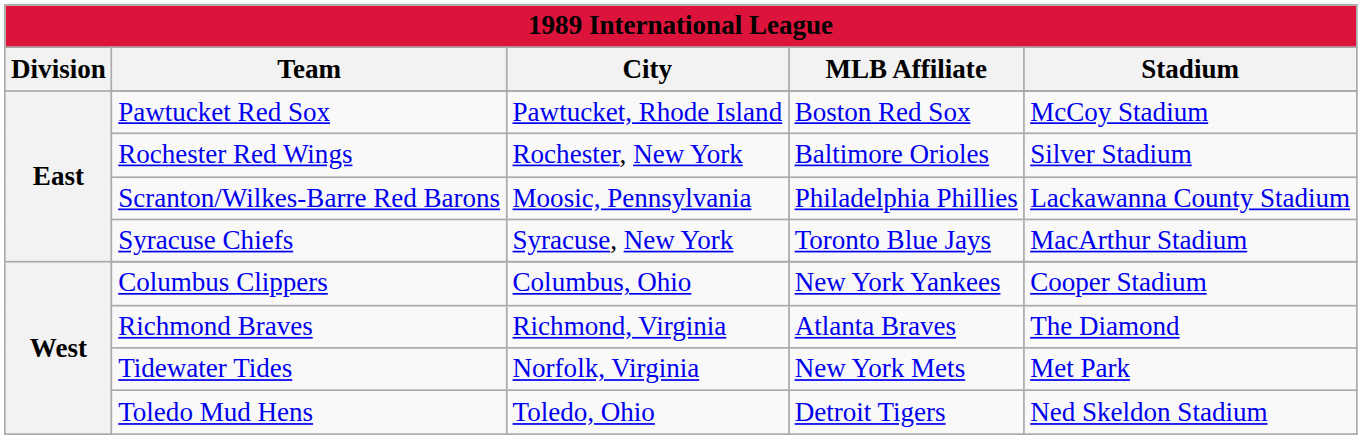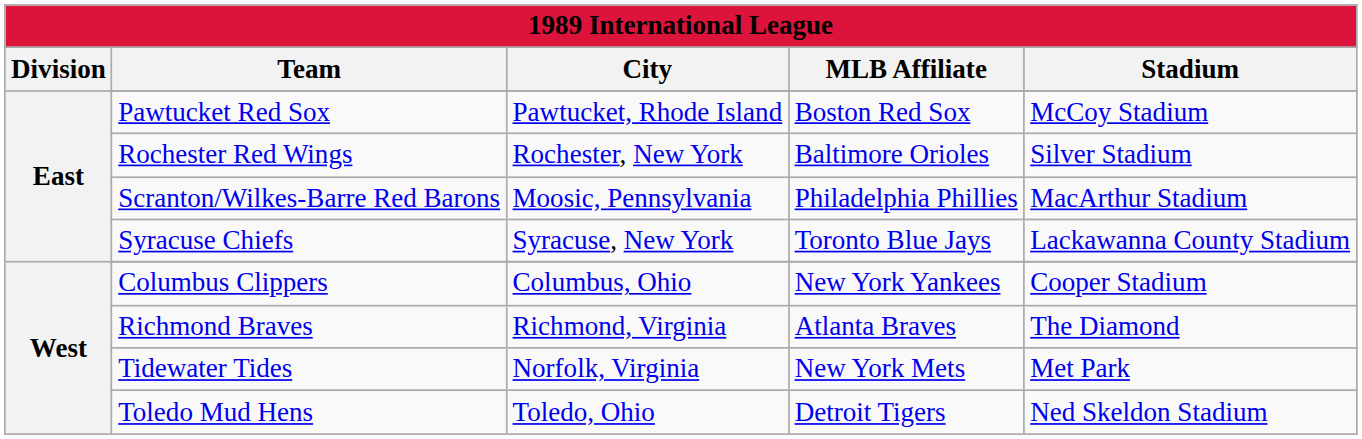(1190, 197) Lackawanna County Stadium -> (1139, 197) MacArthur Stadium
(1139, 240) MacArthur Stadium -> (1190, 240) Lackawanna County Stadium
